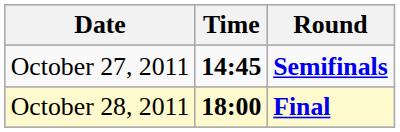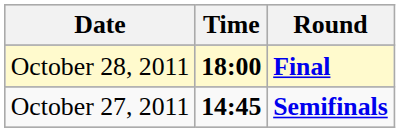rows swapped: (100, 65) <-> (100, 106)
